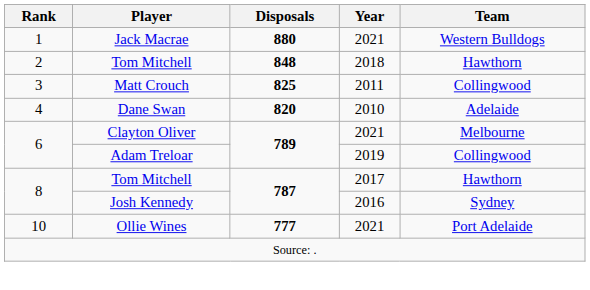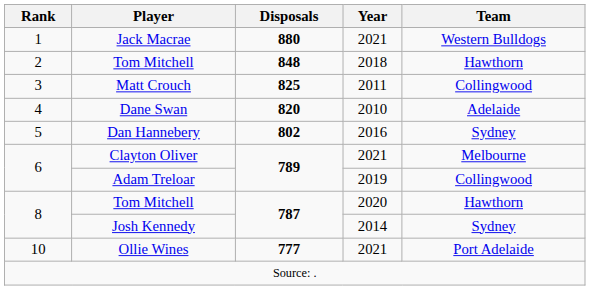+ row: (38, 132)
(370, 179) 2017 -> (372, 202) 2020
(370, 202) 2016 -> (372, 226) 2014
